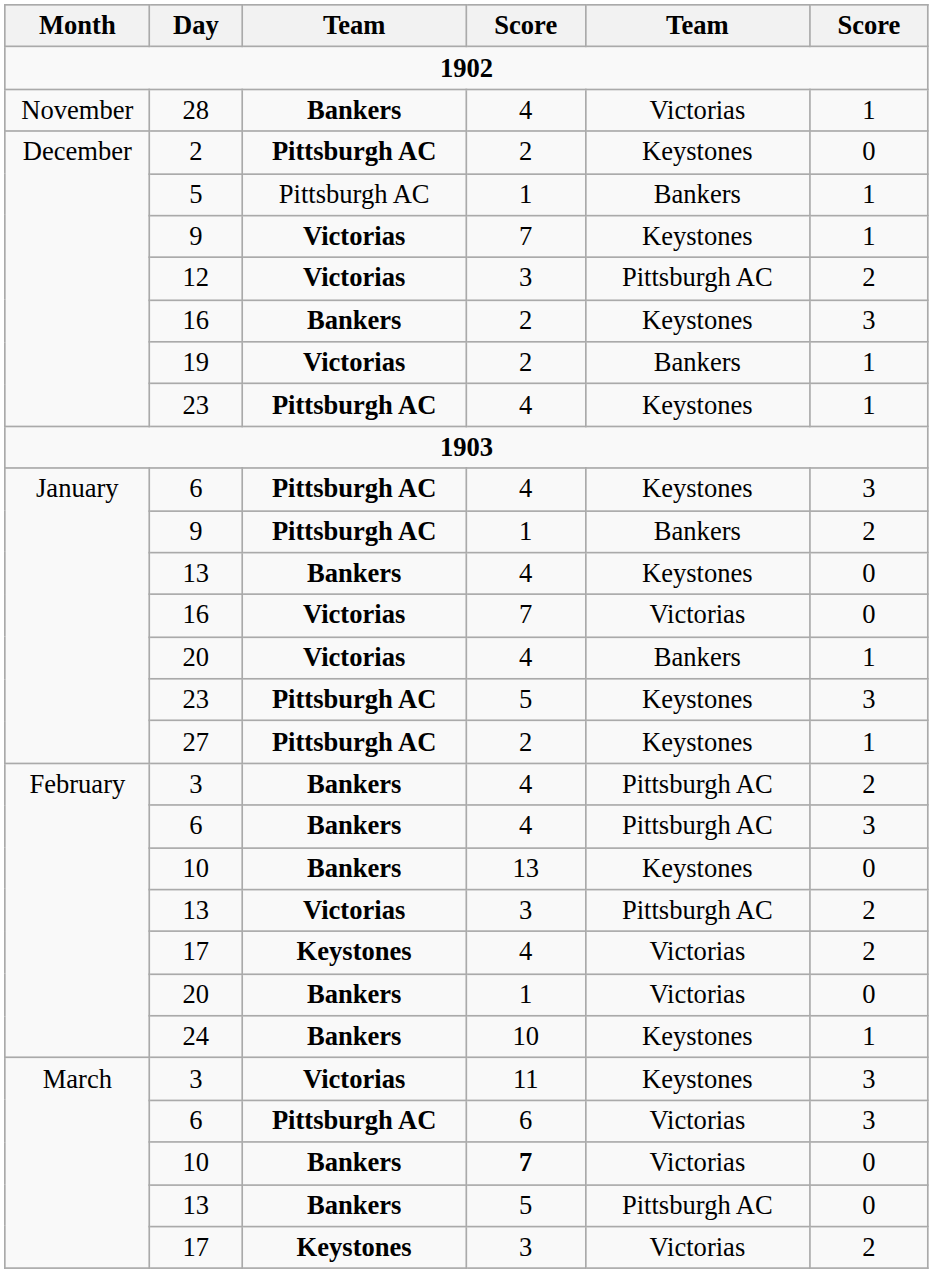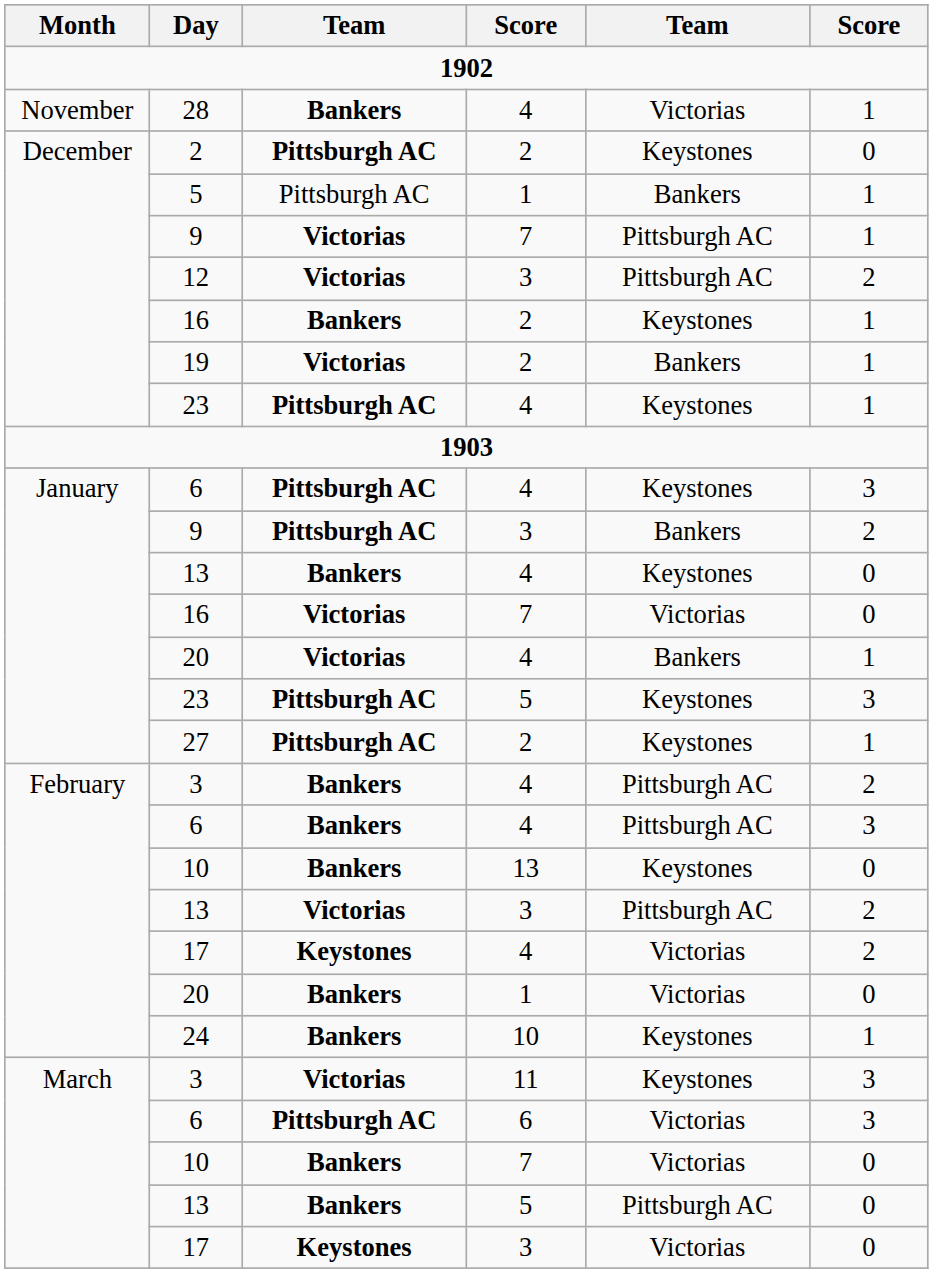(697, 236) Keystones -> (697, 236) Pittsburgh AC
(869, 320) 3 -> (869, 320) 1
(526, 531) 1 -> (526, 531) 3
(526, 1162) bold -> (526, 1162) normal
(869, 1247) 2 -> (869, 1247) 0
